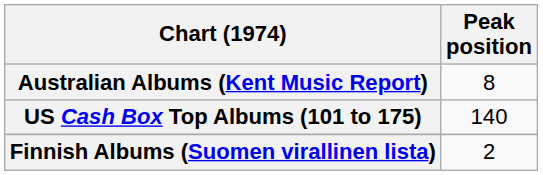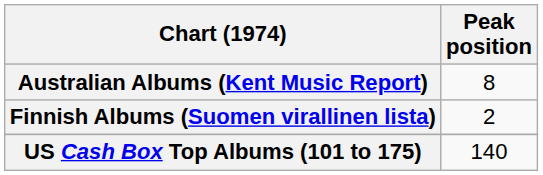rows swapped: (223, 151) <-> (223, 116)
